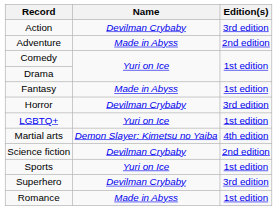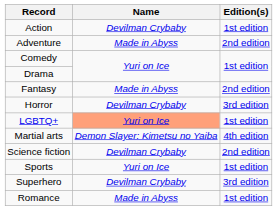(246, 27) 3rd edition -> (246, 27) 1st edition
(246, 89) 1st edition -> (246, 89) 2nd edition
(146, 120) no background -> (146, 120) lightsalmon background
